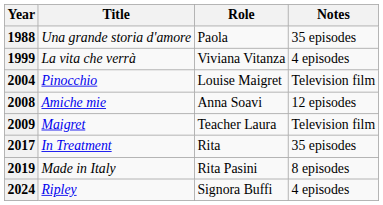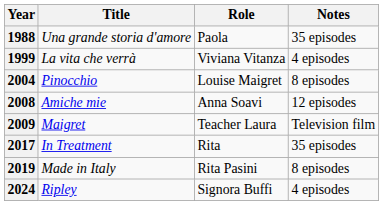(333, 80) Television film -> (320, 80) 8 episodes
